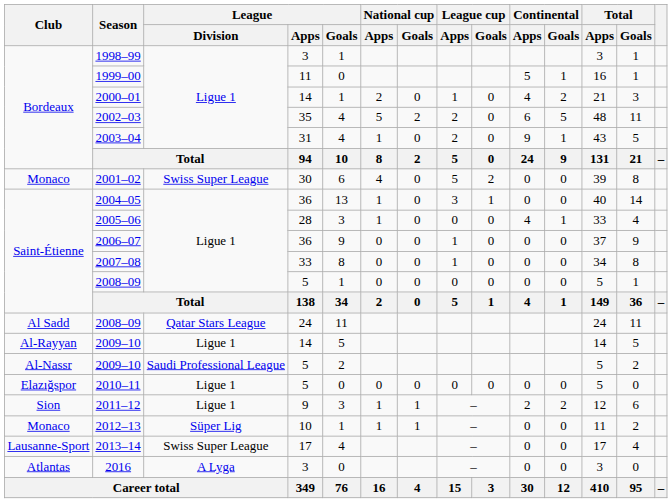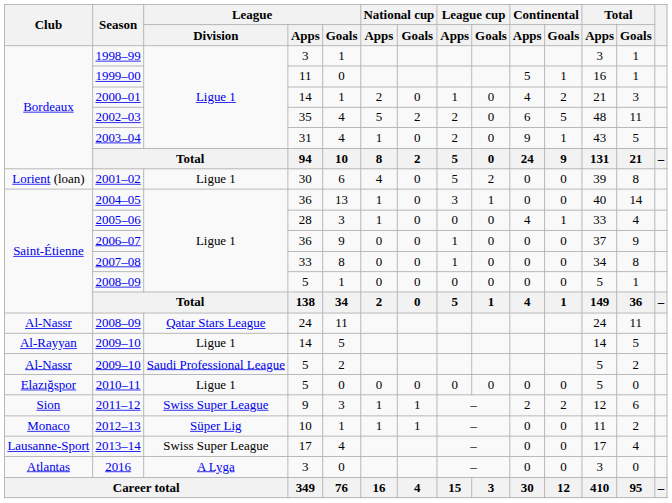(48, 179) Monaco -> (48, 179) Lorient (loan)
(216, 179) Swiss Super League -> (216, 179) Ligue 1
(48, 323) Al Sadd -> (48, 323) Al-Nassr
(216, 405) Ligue 1 -> (216, 405) Swiss Super League
